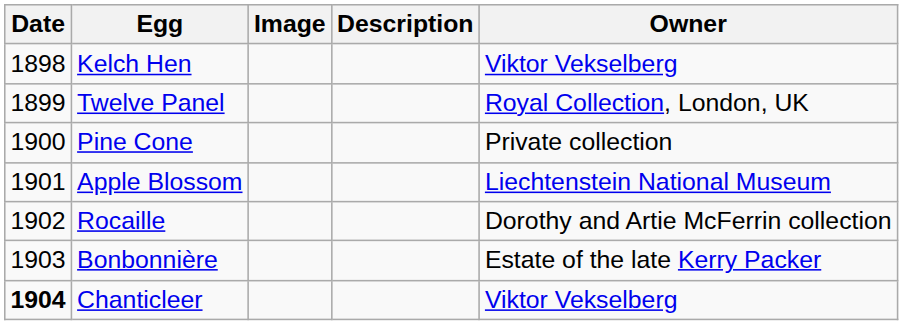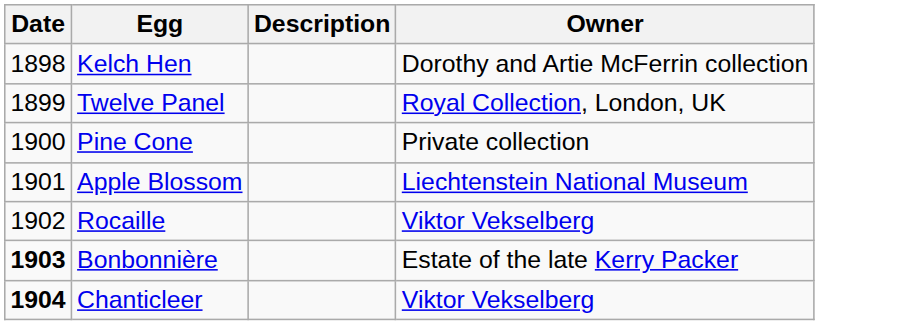- column: (290, 24)
(581, 63) Viktor Vekselberg -> (605, 63) Dorothy and Artie McFerrin collection
(688, 220) Dorothy and Artie McFerrin collection -> (498, 220) Viktor Vekselberg
(38, 260) normal -> (38, 260) bold
